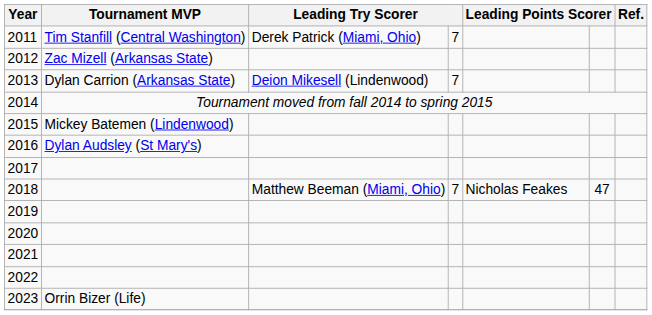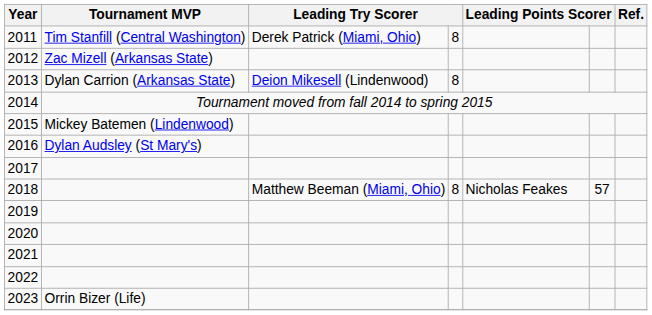(455, 37) 7 -> (455, 37) 8
(455, 80) 7 -> (455, 80) 8
(455, 189) 7 -> (455, 189) 8
(602, 189) 47 -> (602, 189) 57
